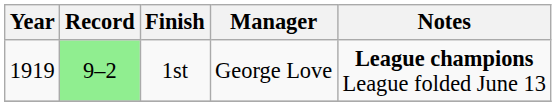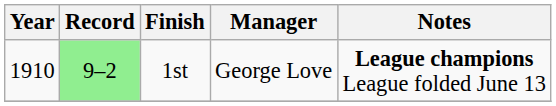(32, 70) 1919 -> (32, 70) 1910
